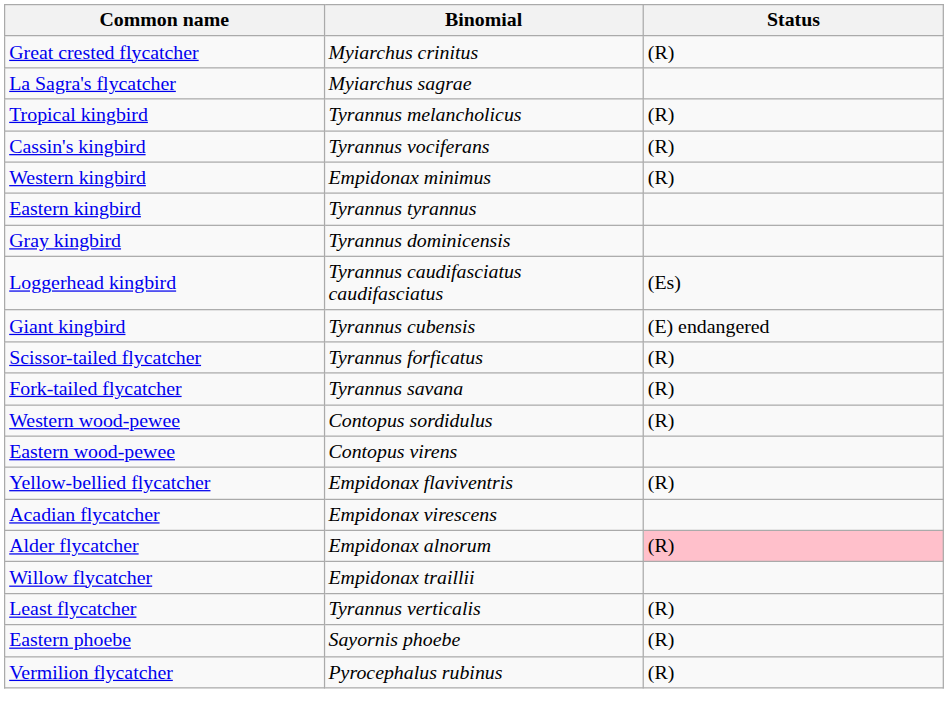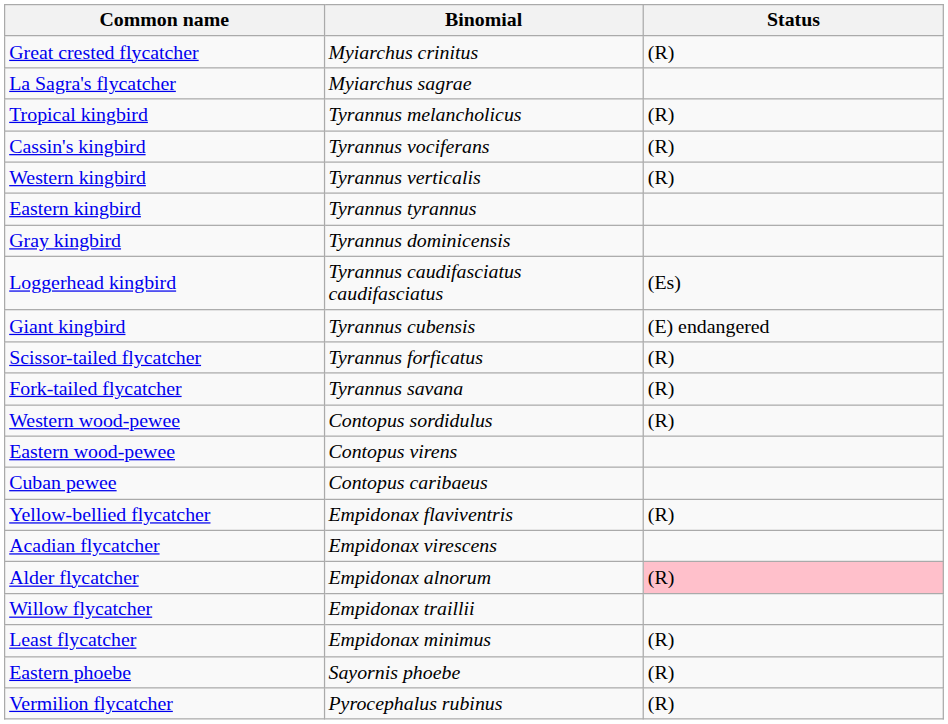(410, 177) Empidonax minimus -> (405, 177) Tyrannus verticalis
+ row: (63, 483)
(405, 608) Tyrannus verticalis -> (410, 640) Empidonax minimus
